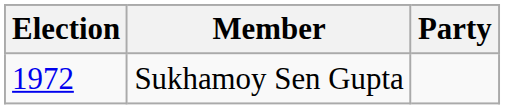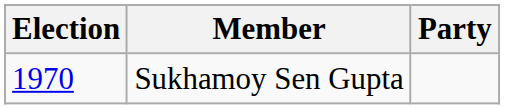(43, 77) 1972 -> (43, 77) 1970
